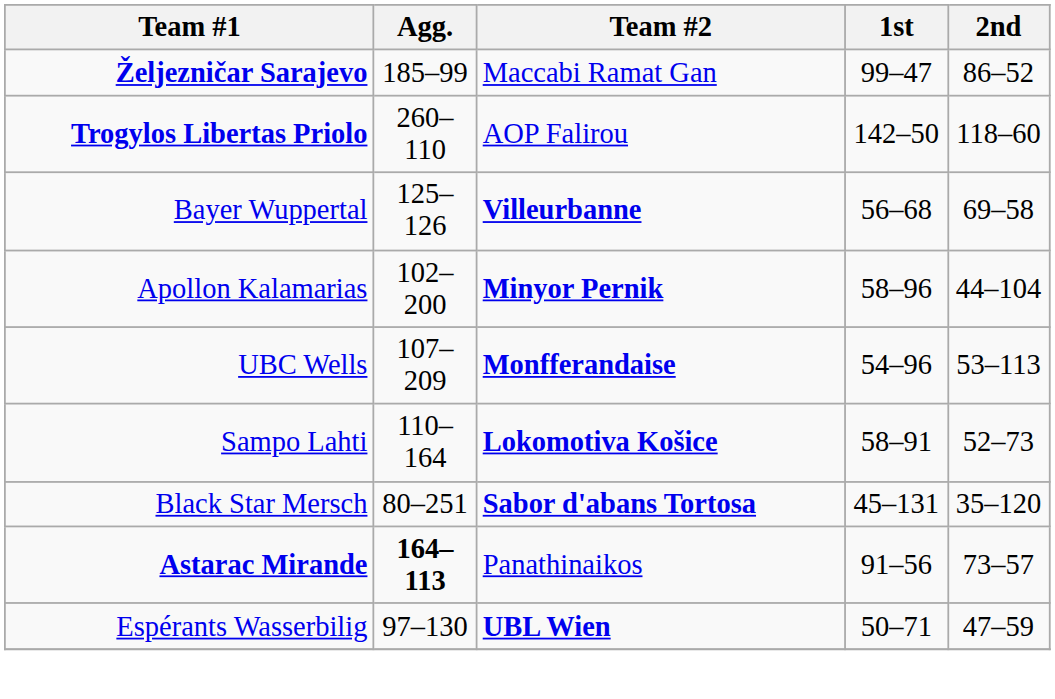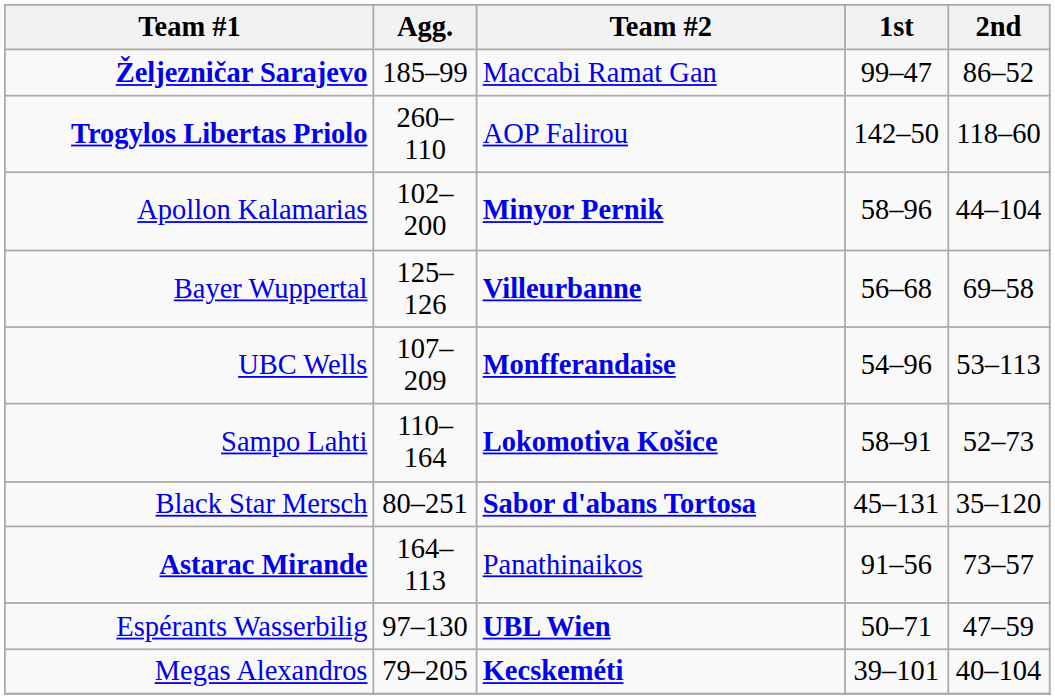rows swapped: (271, 210) <-> (252, 287)
(425, 564) bold -> (425, 564) normal
+ row: (261, 670)
